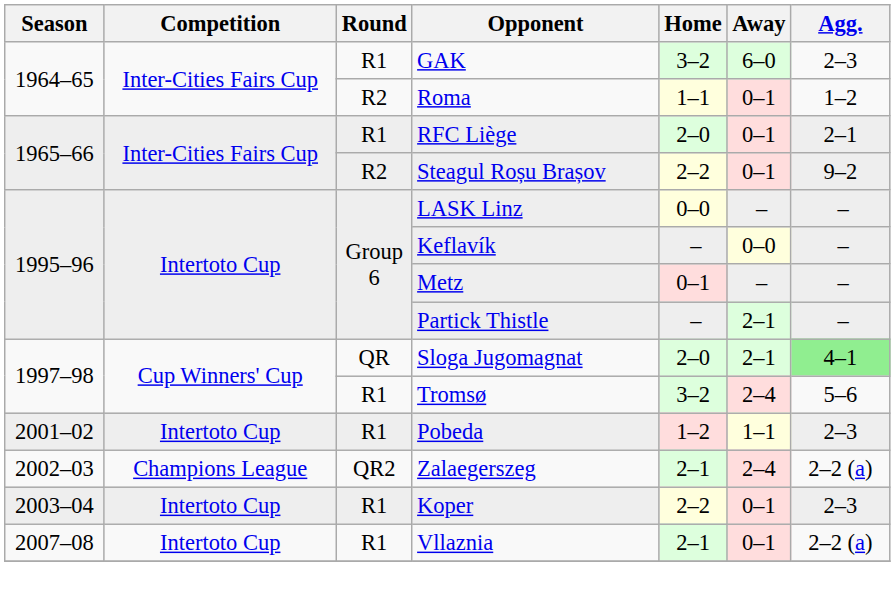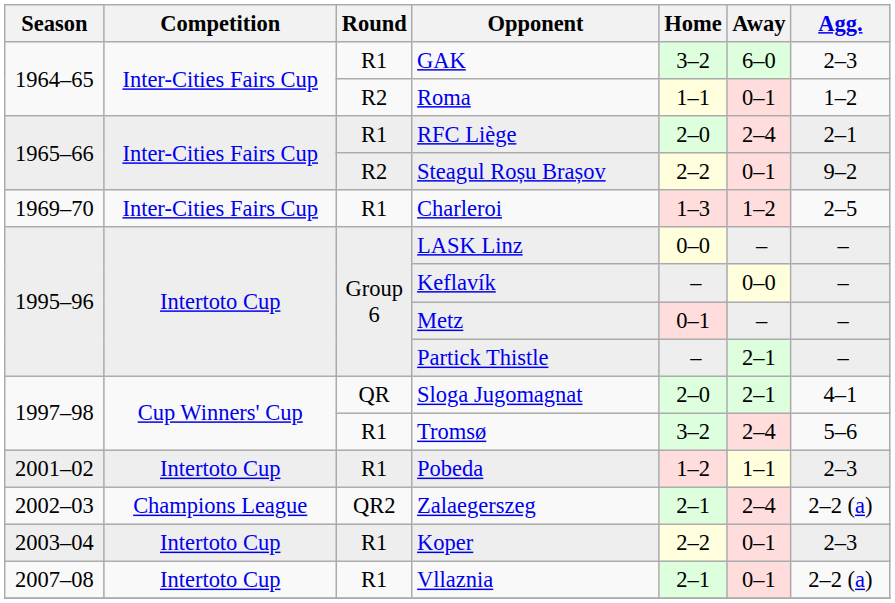(759, 134) 0–1 -> (759, 134) 2–4
+ row: (460, 208)
(840, 357) lightgreen background -> (840, 394) no background
